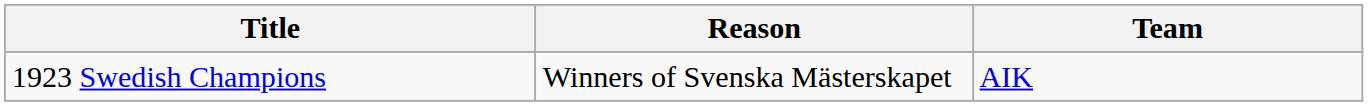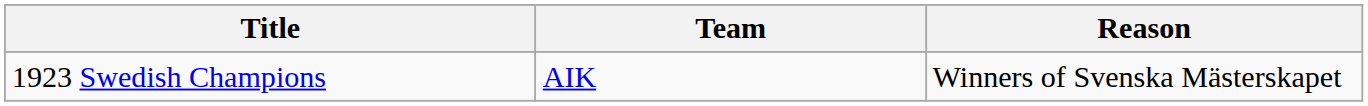columns swapped: (1168, 28) <-> (754, 28)
